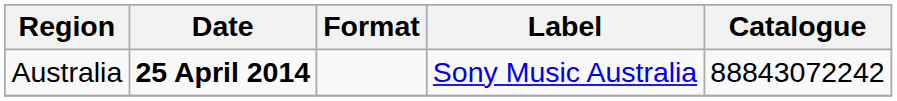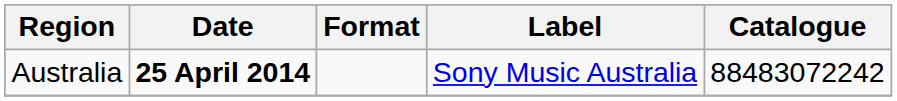(797, 72) 88843072242 -> (797, 72) 88483072242
